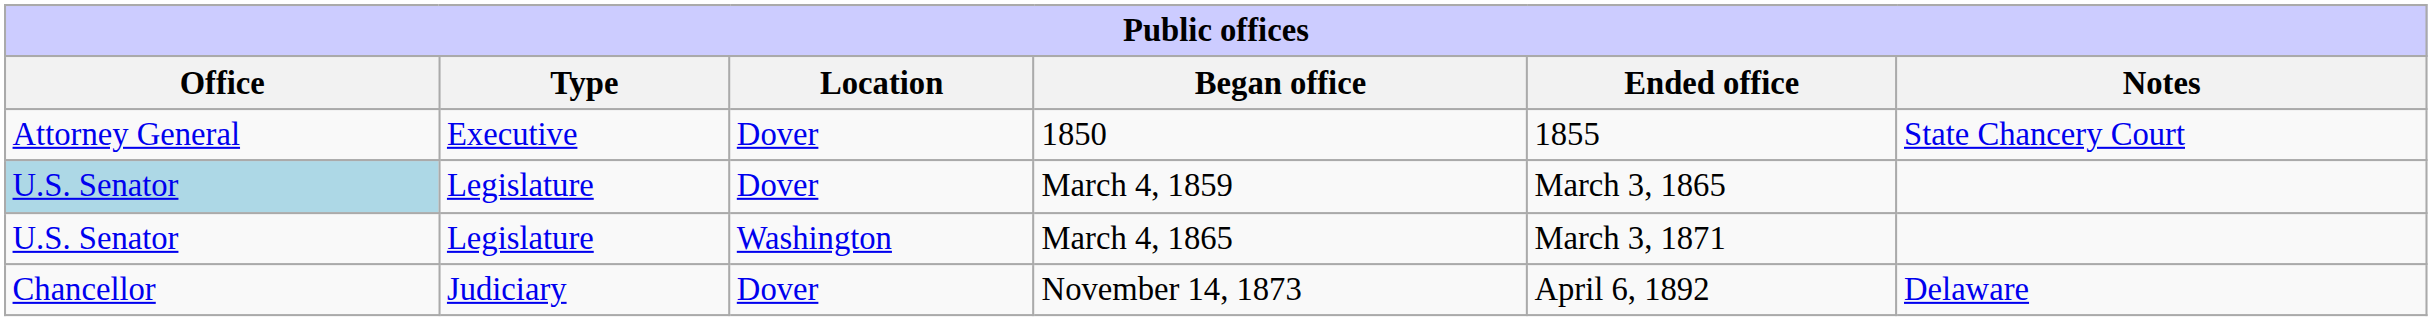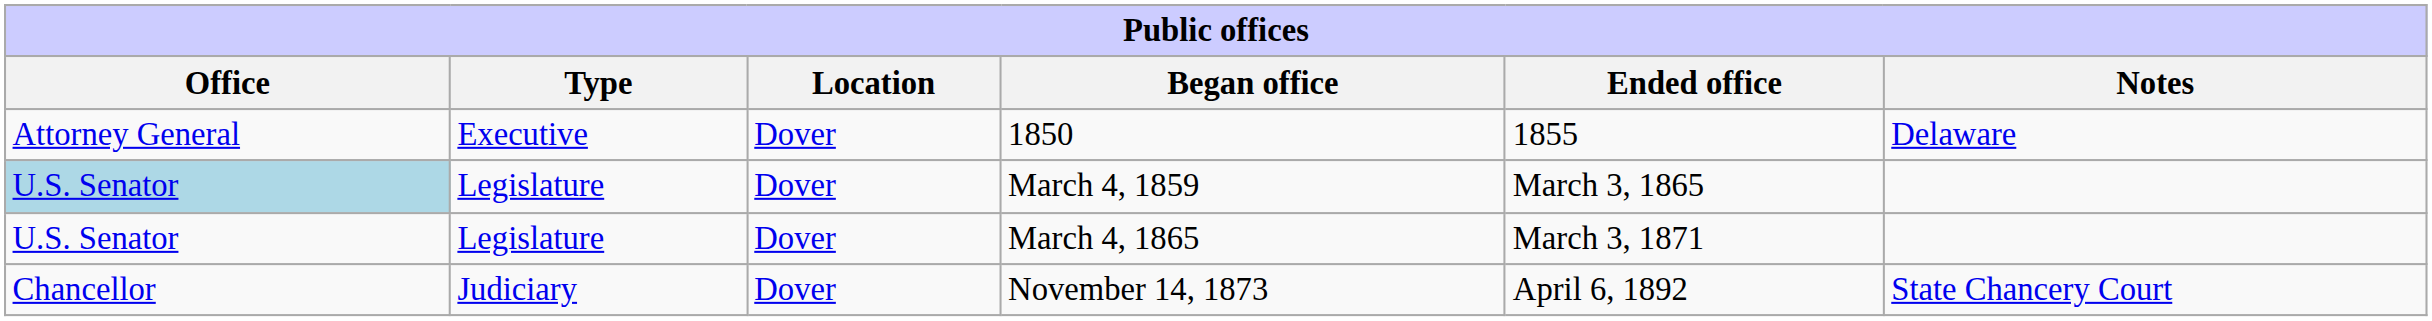(2045, 133) State Chancery Court -> (1954, 133) Delaware
(814, 237) Washington -> (795, 237) Dover
(1967, 289) Delaware -> (2032, 289) State Chancery Court
